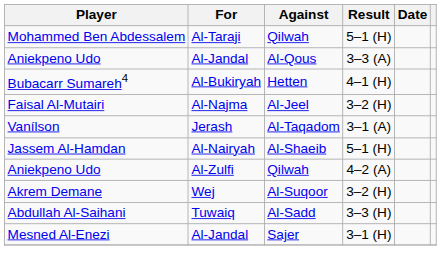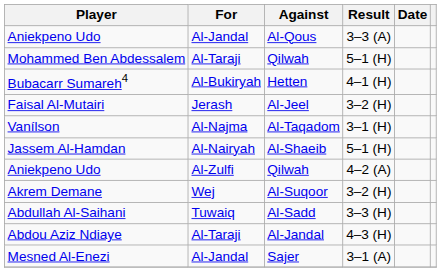rows swapped: (96, 36) <-> (54, 58)
(219, 105) Al-Najma -> (212, 105) Jerash
(212, 126) Jerash -> (219, 126) Al-Najma
(369, 126) 3–1 (A) -> (369, 126) 3–1 (H)
+ row: (65, 234)
(369, 234) 3–1 (H) -> (369, 256) 3–1 (A)
